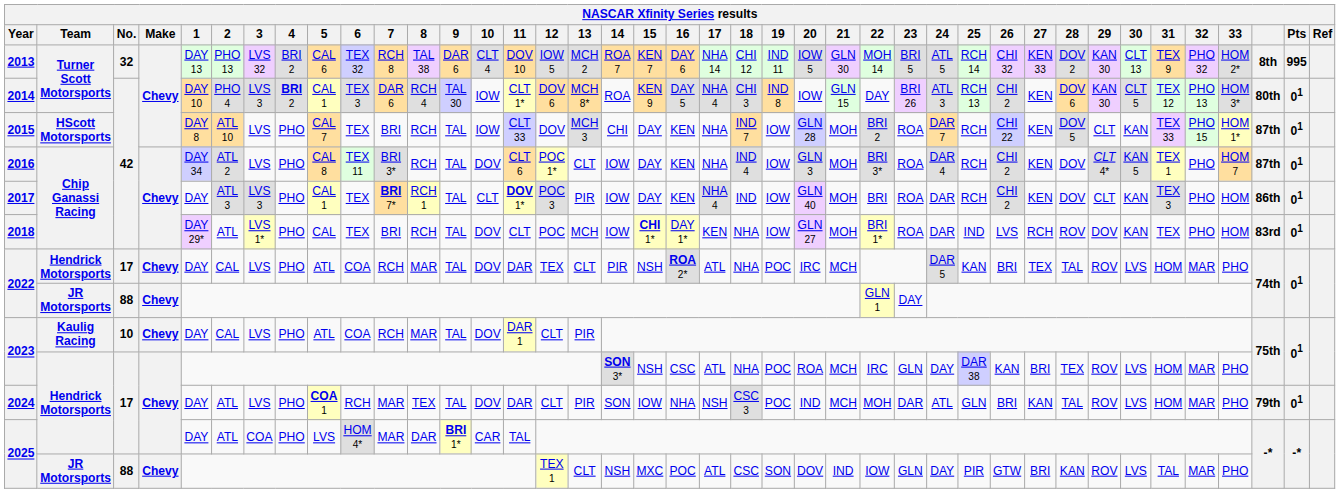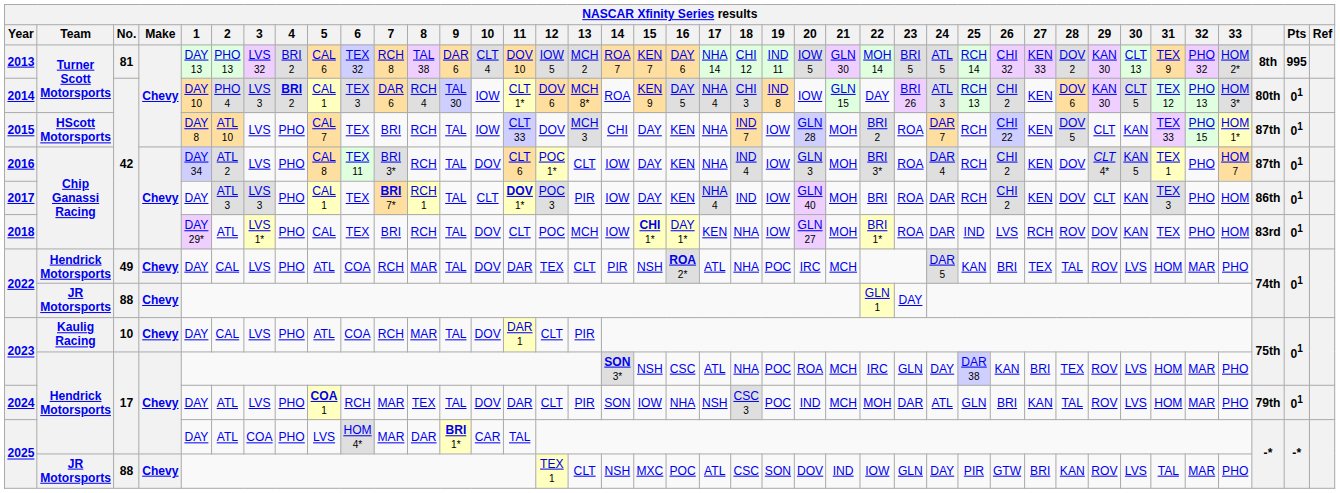(127, 62) 32 -> (127, 62) 81
(127, 266) 17 -> (127, 266) 49
